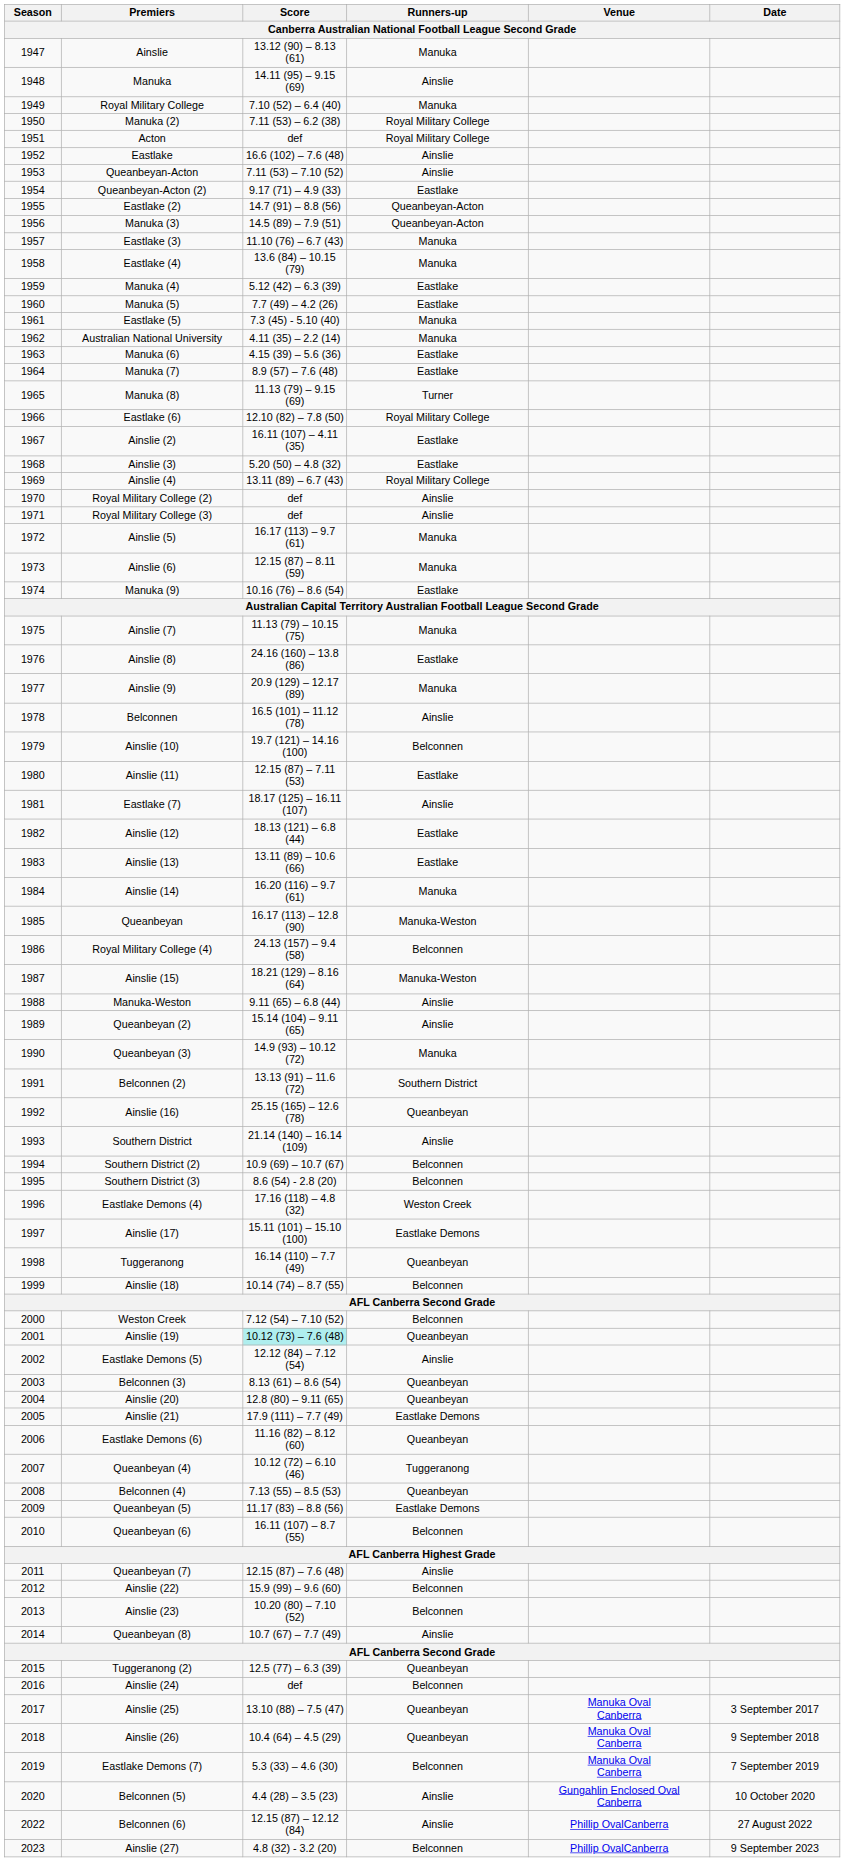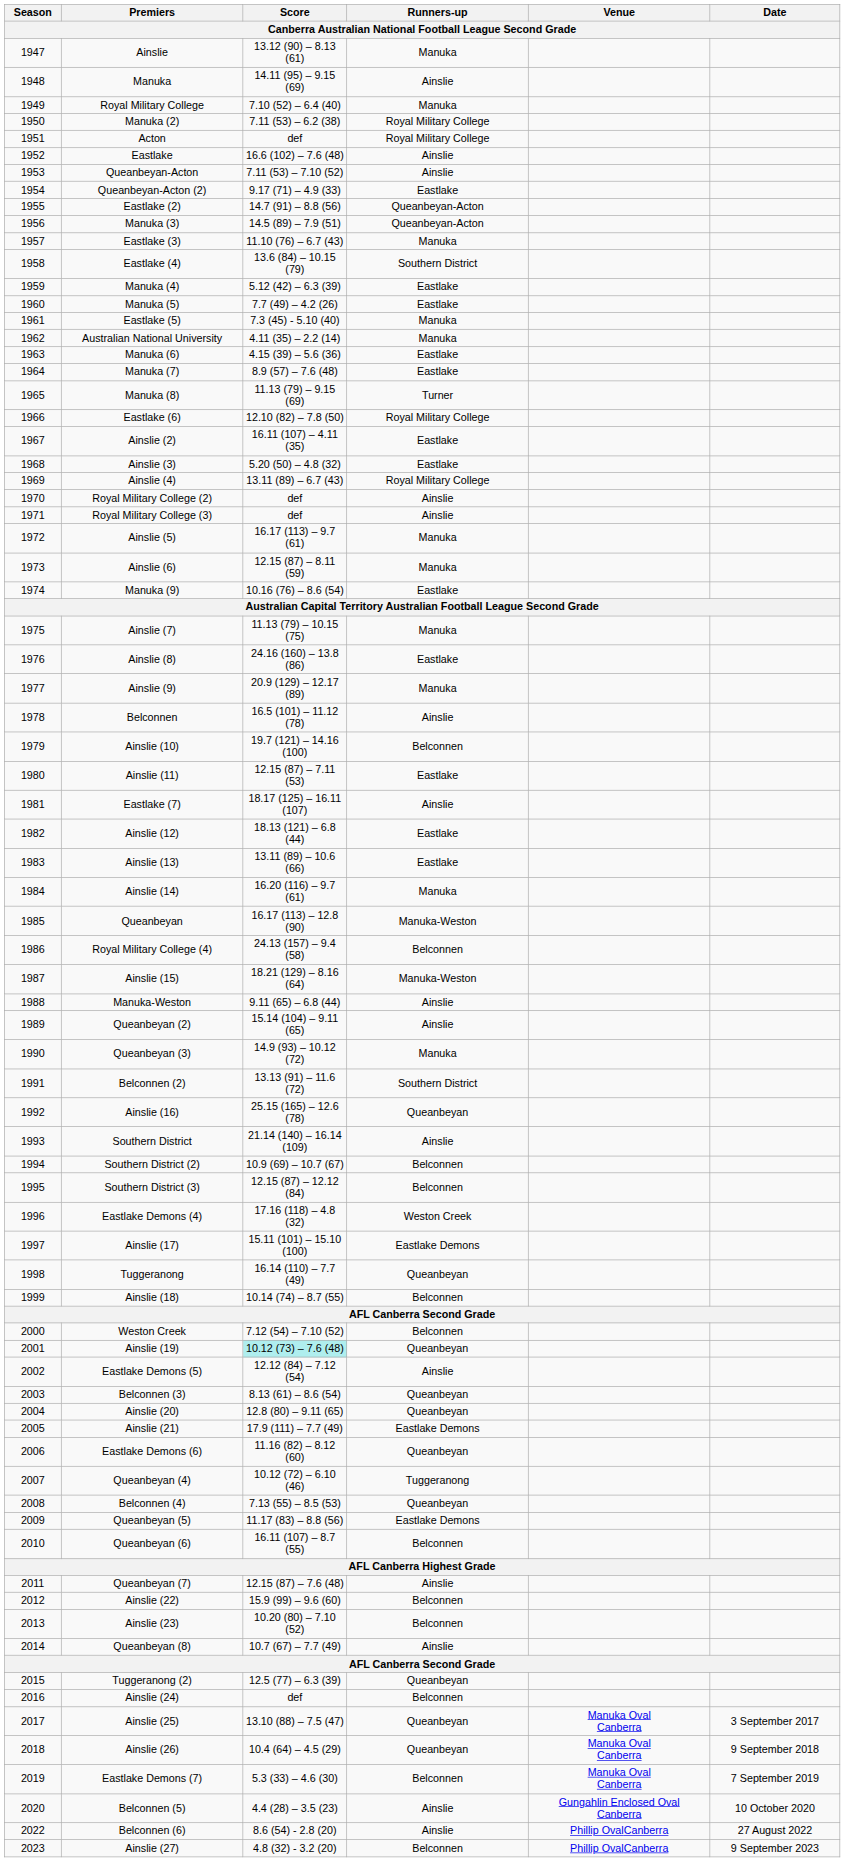(438, 264) Manuka -> (438, 264) Southern District
(295, 1181) 8.6 (54) - 2.8 (20) -> (295, 1187) 12.15 (87) – 12.12 (84)
(295, 1825) 12.15 (87) – 12.12 (84) -> (295, 1831) 8.6 (54) - 2.8 (20)
